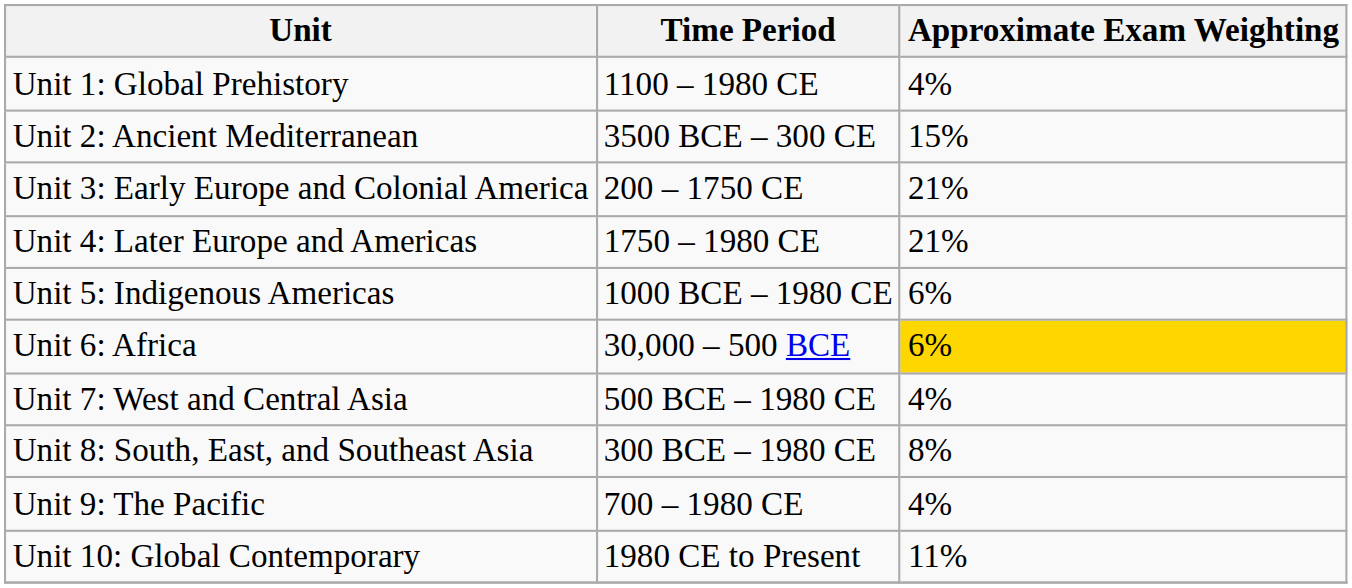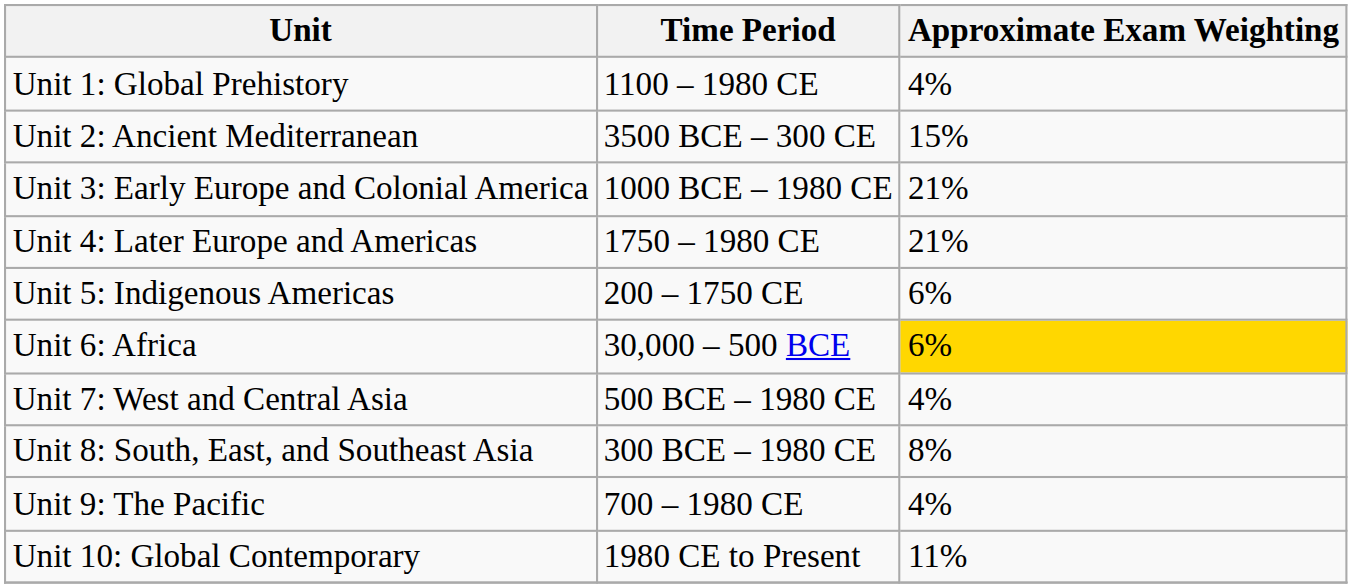(704, 188) 200 – 1750 CE -> (748, 188) 1000 BCE – 1980 CE
(748, 293) 1000 BCE – 1980 CE -> (704, 293) 200 – 1750 CE
